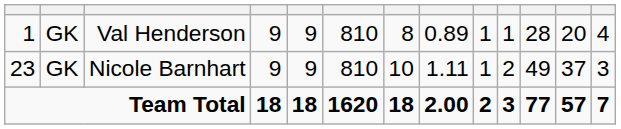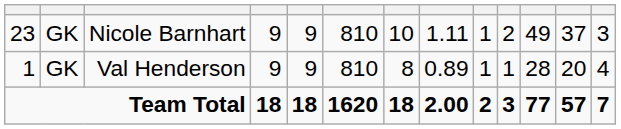rows swapped: (167, 69) <-> (171, 32)
